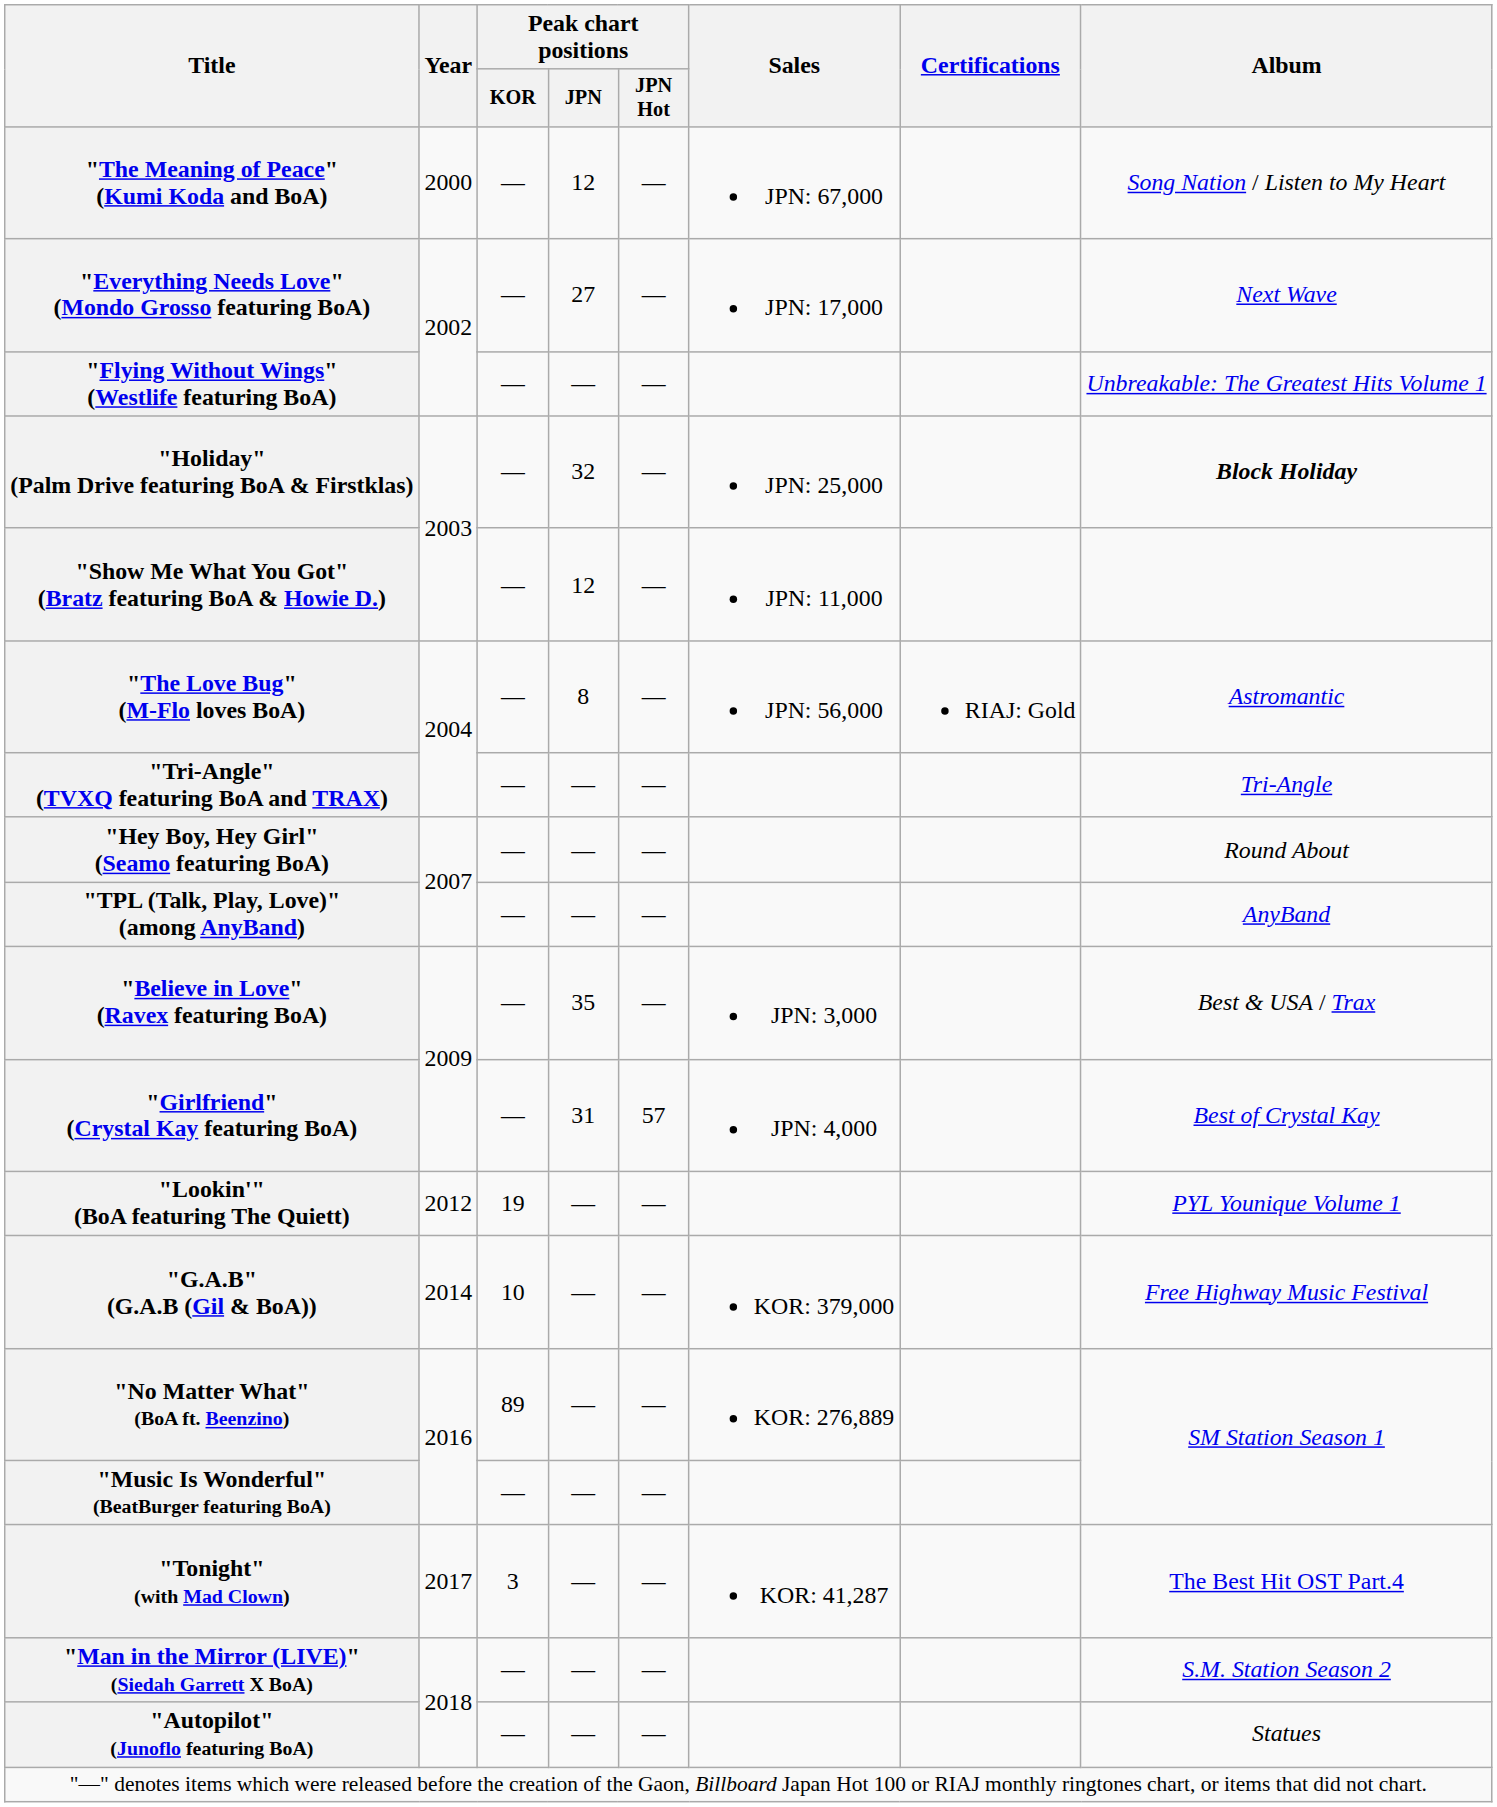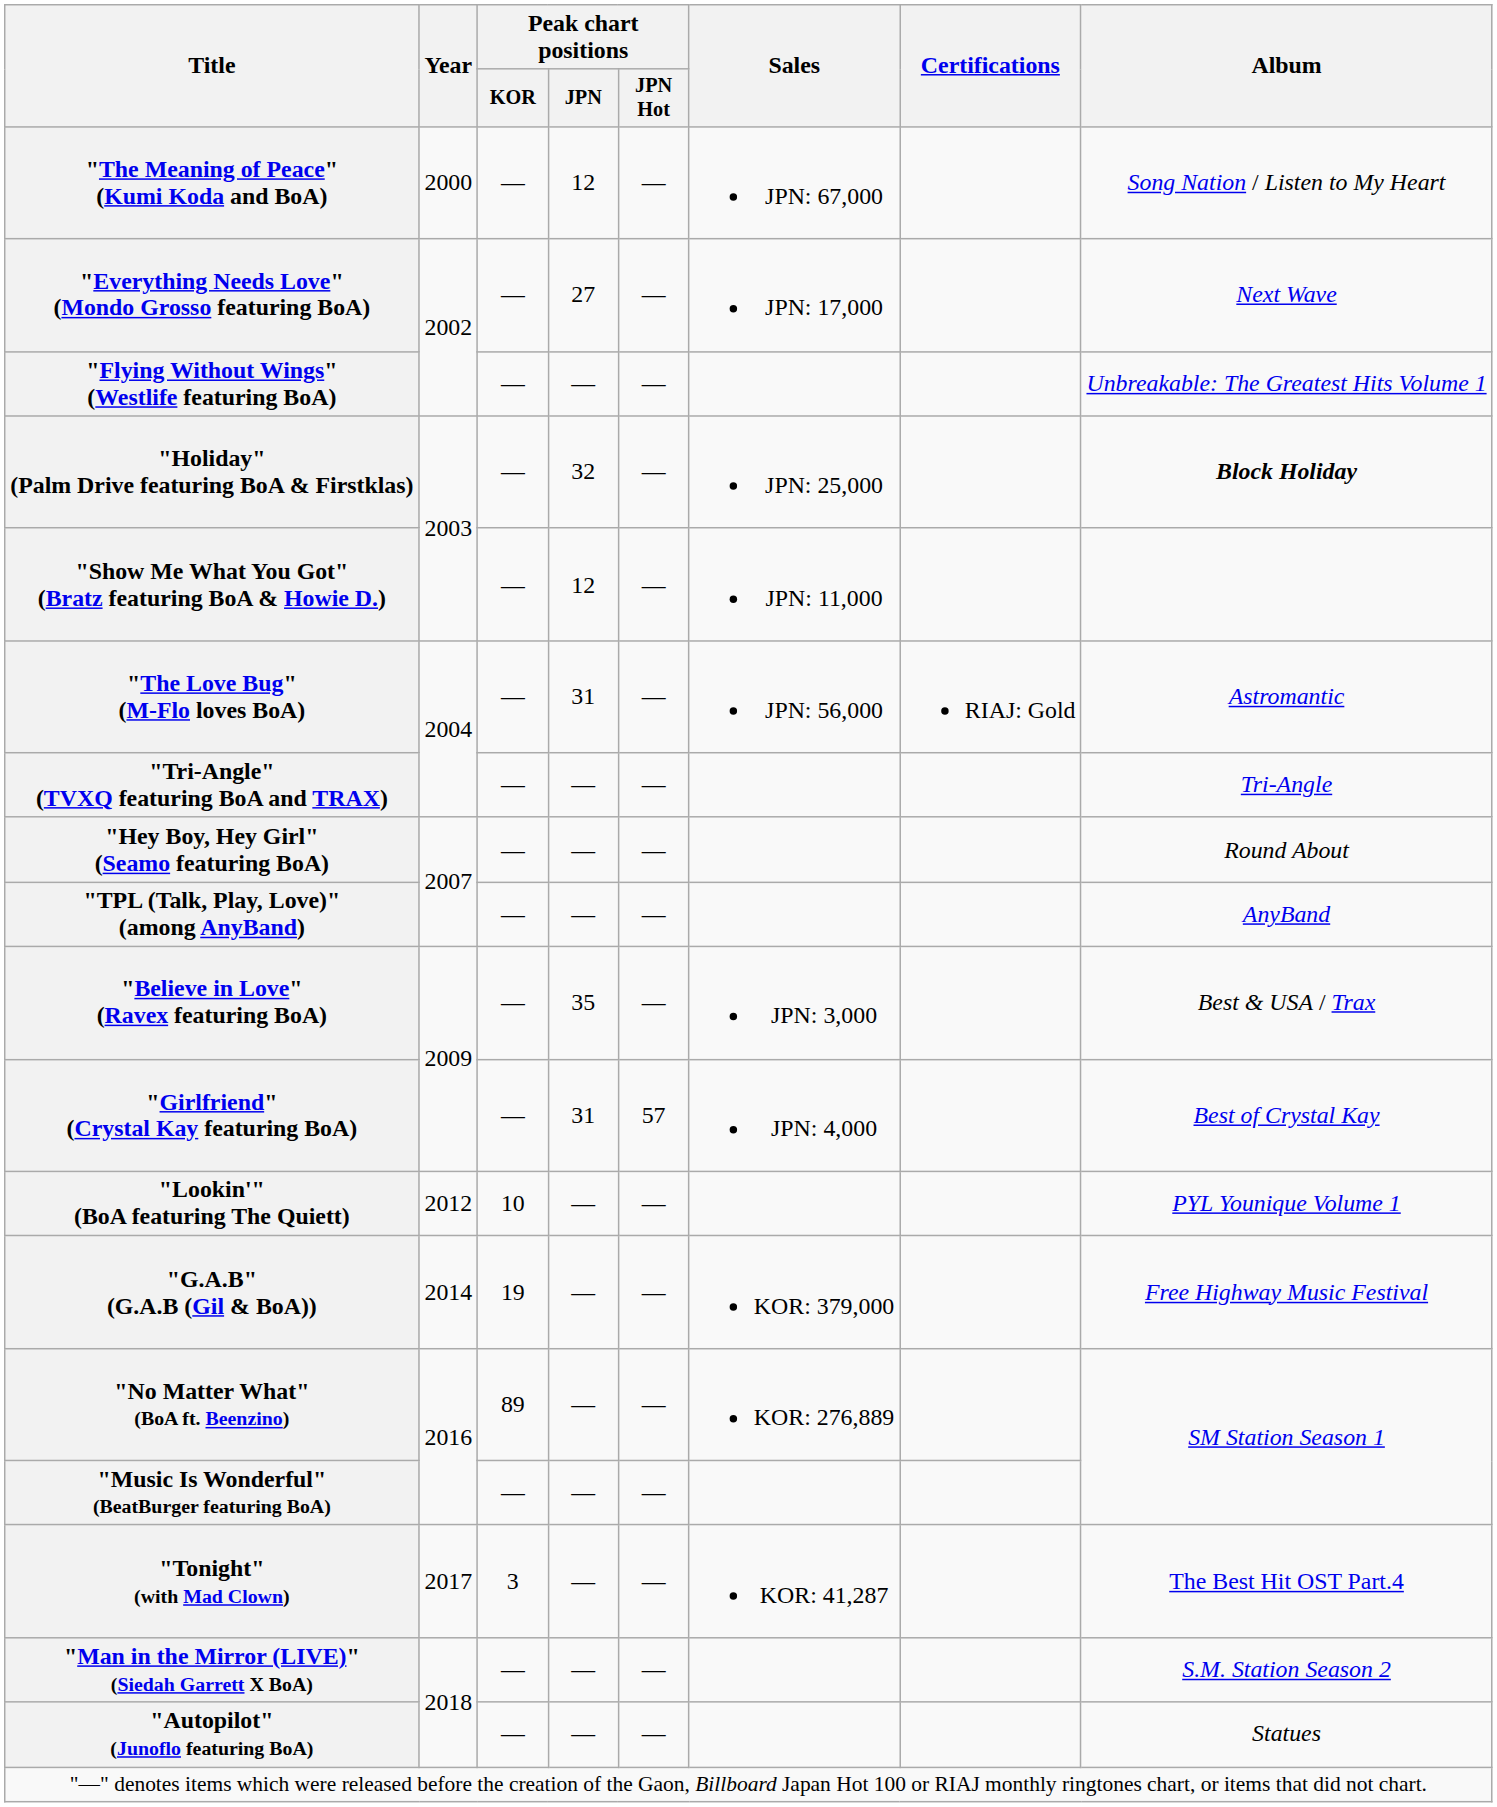(583, 696) 8 -> (583, 696) 31
(513, 1203) 19 -> (513, 1203) 10
(513, 1291) 10 -> (513, 1291) 19
